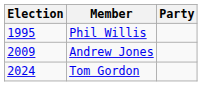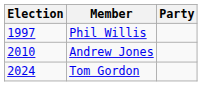(21, 33) 1995 -> (21, 33) 1997
(21, 52) 2009 -> (21, 52) 2010
